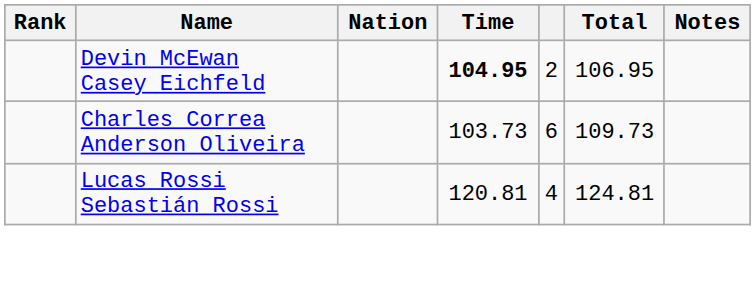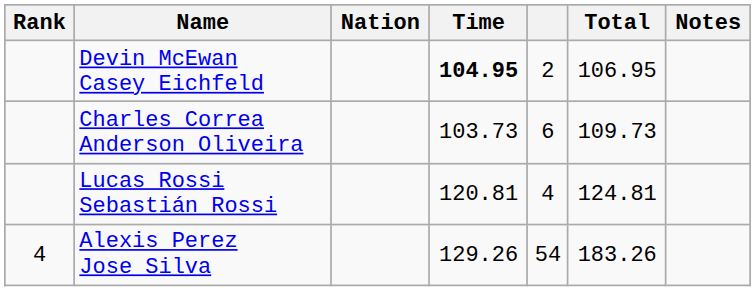+ row: (158, 255)
